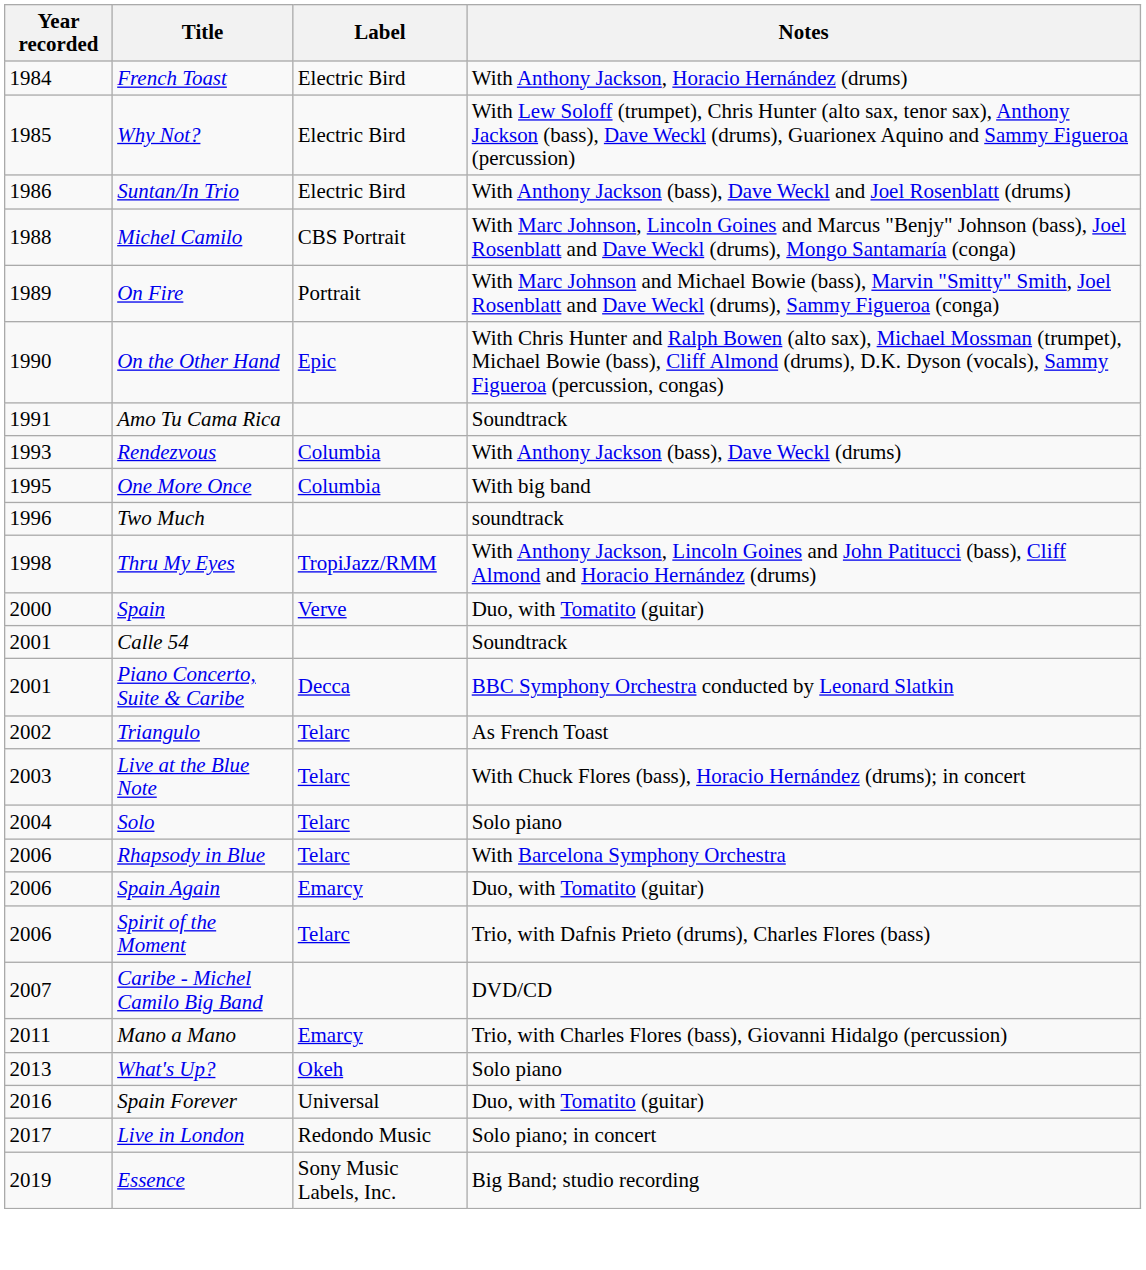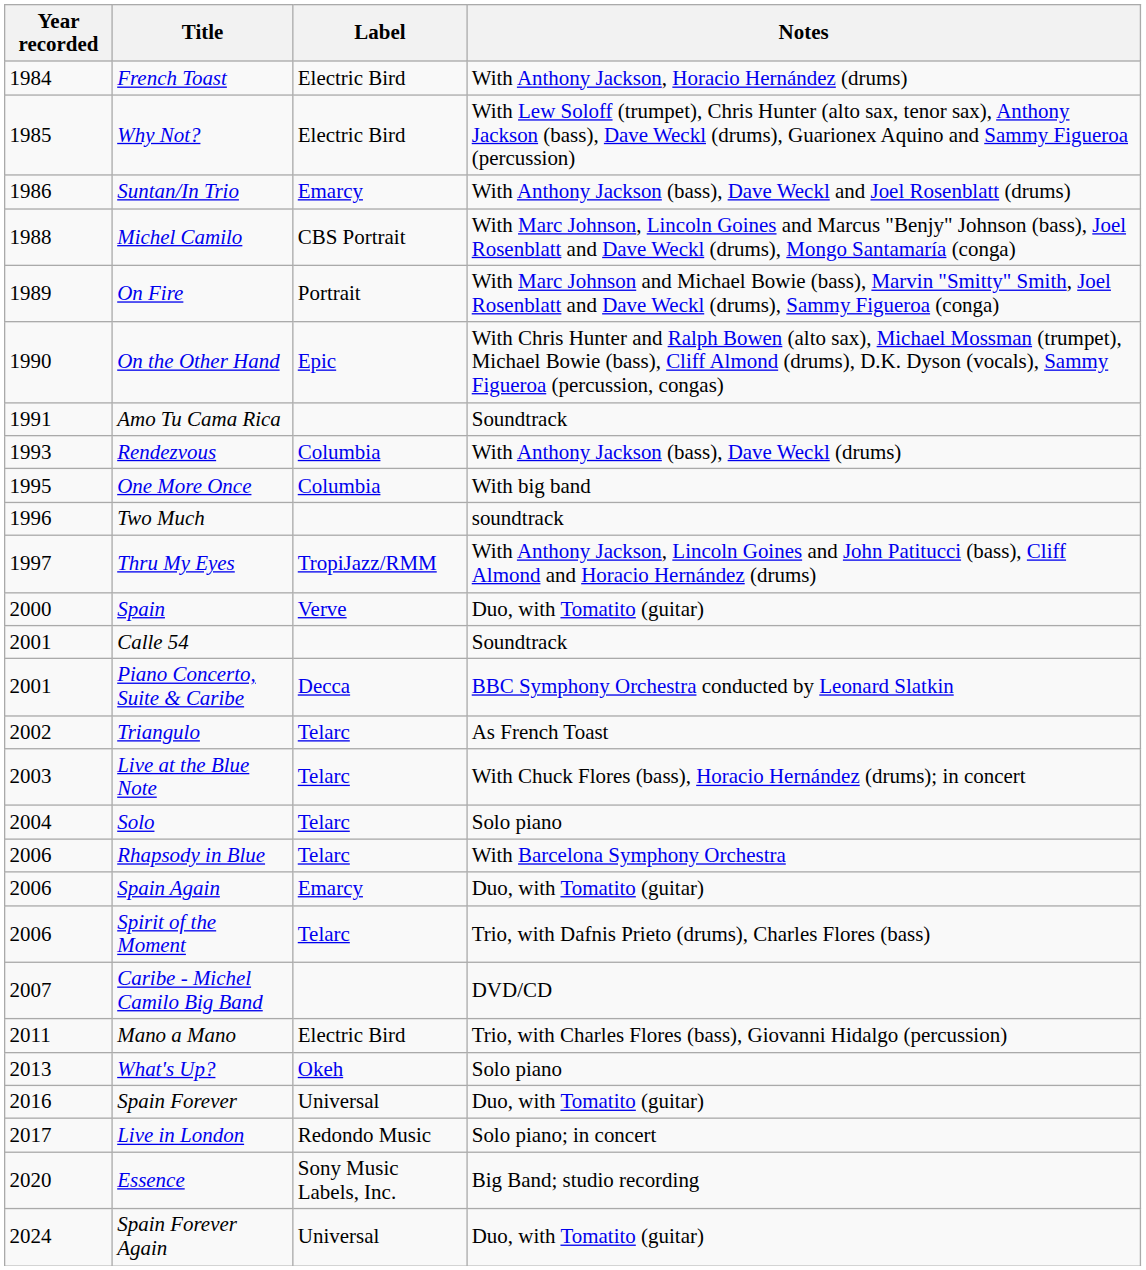(352, 191) Electric Bird -> (330, 191) Emarcy
(30, 563) 1998 -> (30, 563) 1997
(330, 1035) Emarcy -> (352, 1035) Electric Bird
(30, 1180) 2019 -> (30, 1180) 2020
+ row: (177, 1236)
